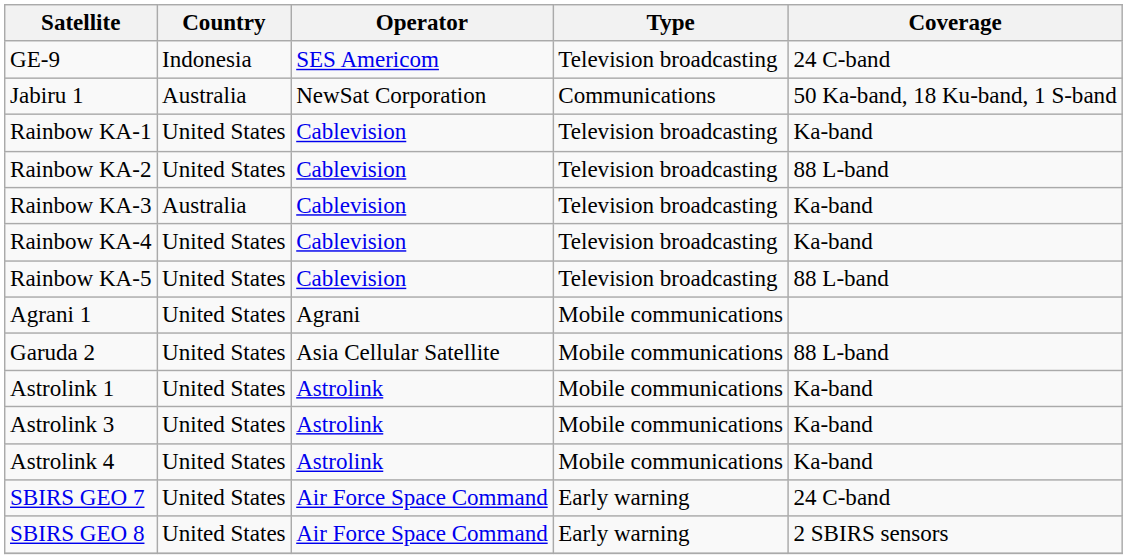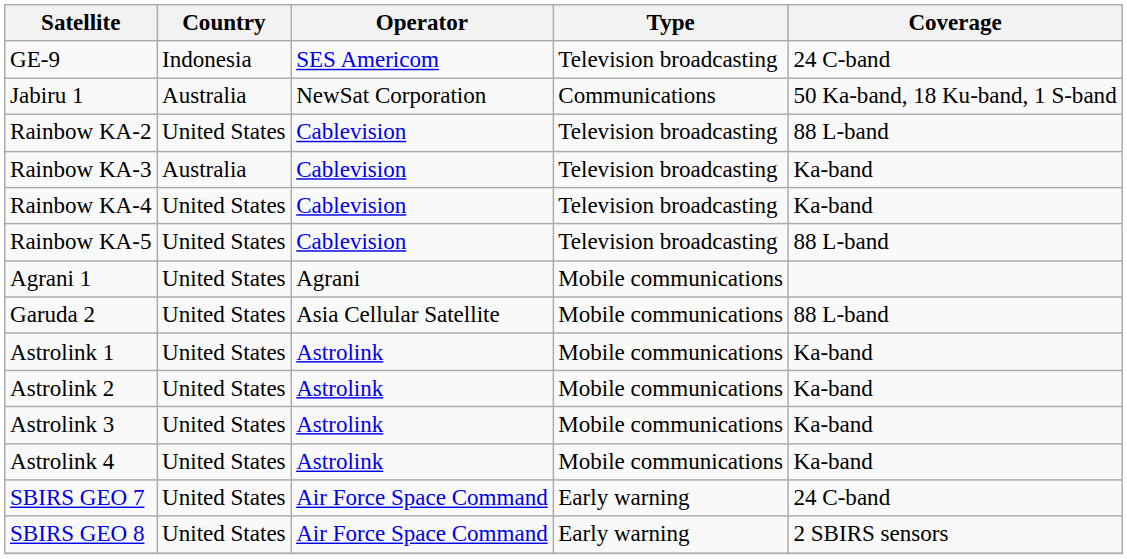- row: (81, 132)
+ row: (62, 388)
